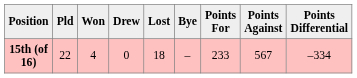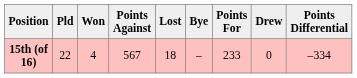columns swapped: (126, 21) <-> (263, 21)
